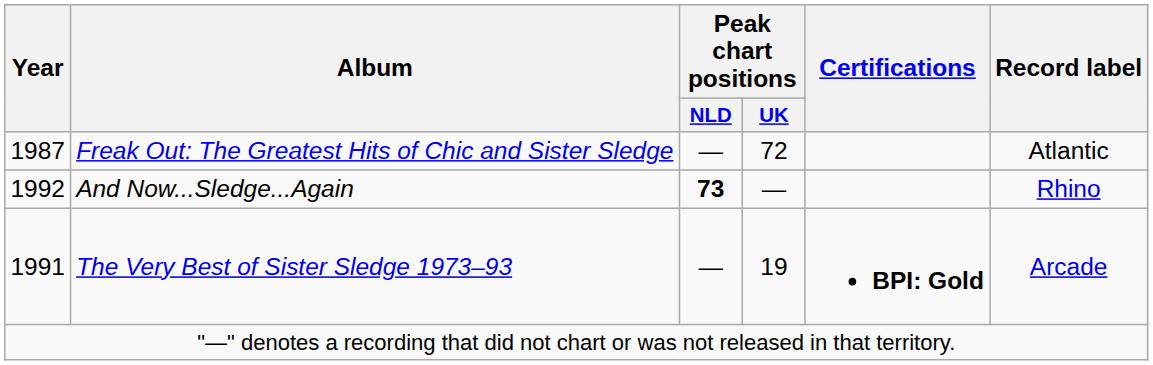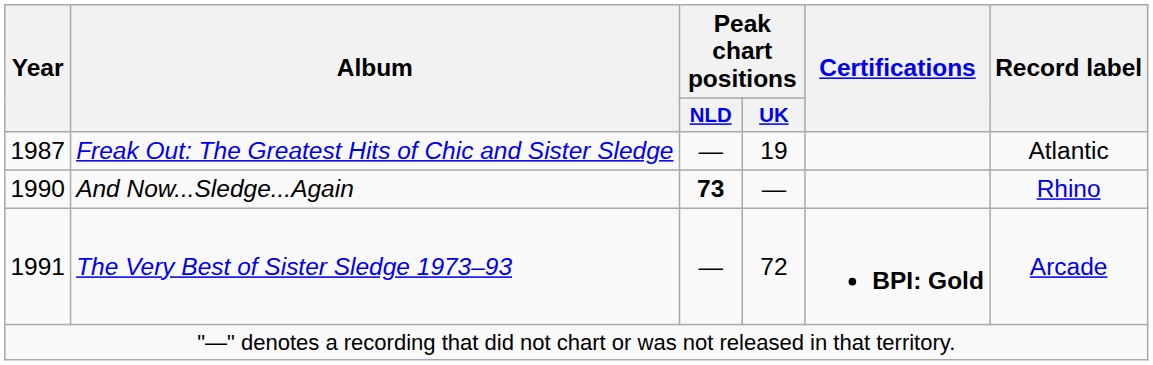(774, 150) 72 -> (774, 150) 19
(38, 189) 1992 -> (38, 189) 1990
(774, 266) 19 -> (774, 266) 72
